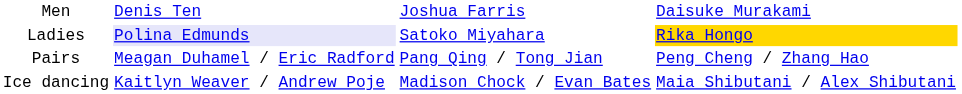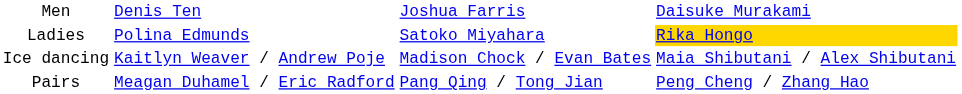(182, 36) lavender background -> (182, 36) no background
rows swapped: (56, 59) <-> (56, 83)
